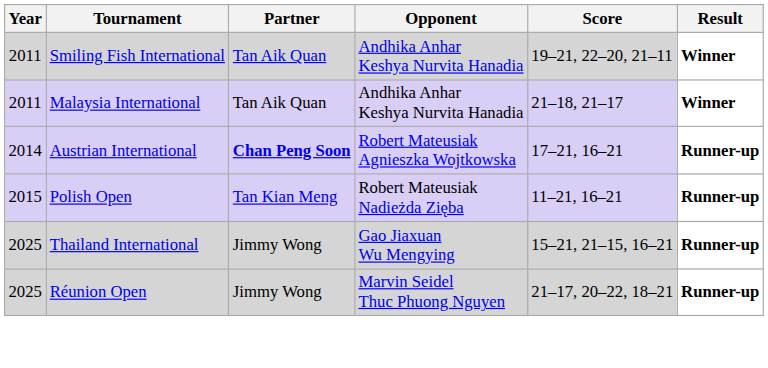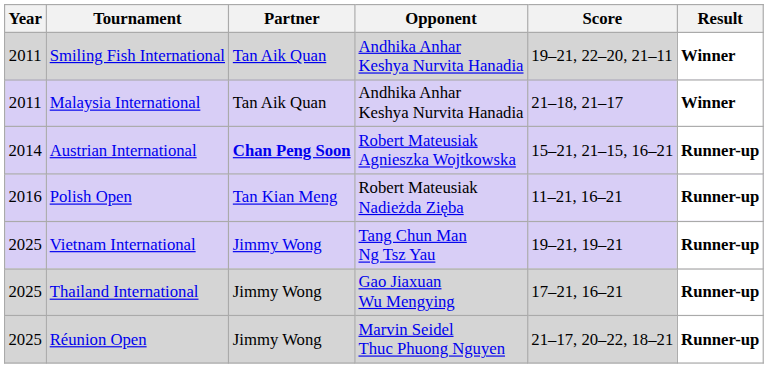(577, 150) 17–21, 16–21 -> (602, 150) 15–21, 21–15, 16–21
(25, 197) 2015 -> (25, 197) 2016
+ row: (123, 245)
(602, 245) 15–21, 21–15, 16–21 -> (577, 292) 17–21, 16–21
